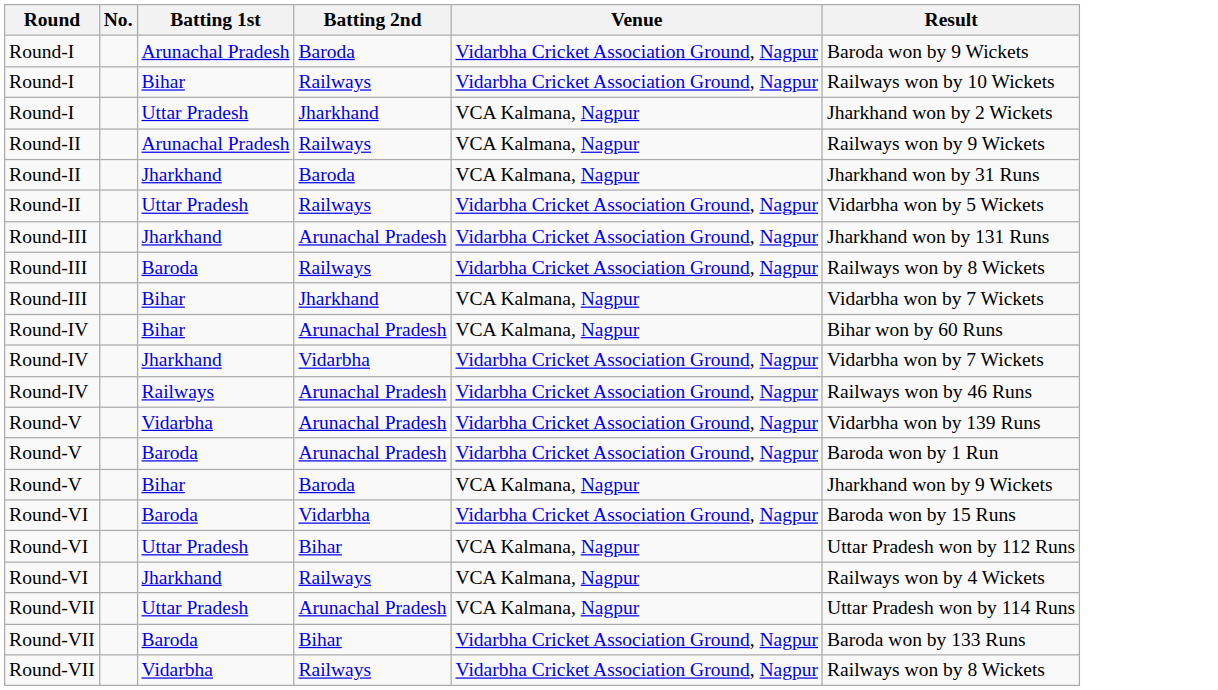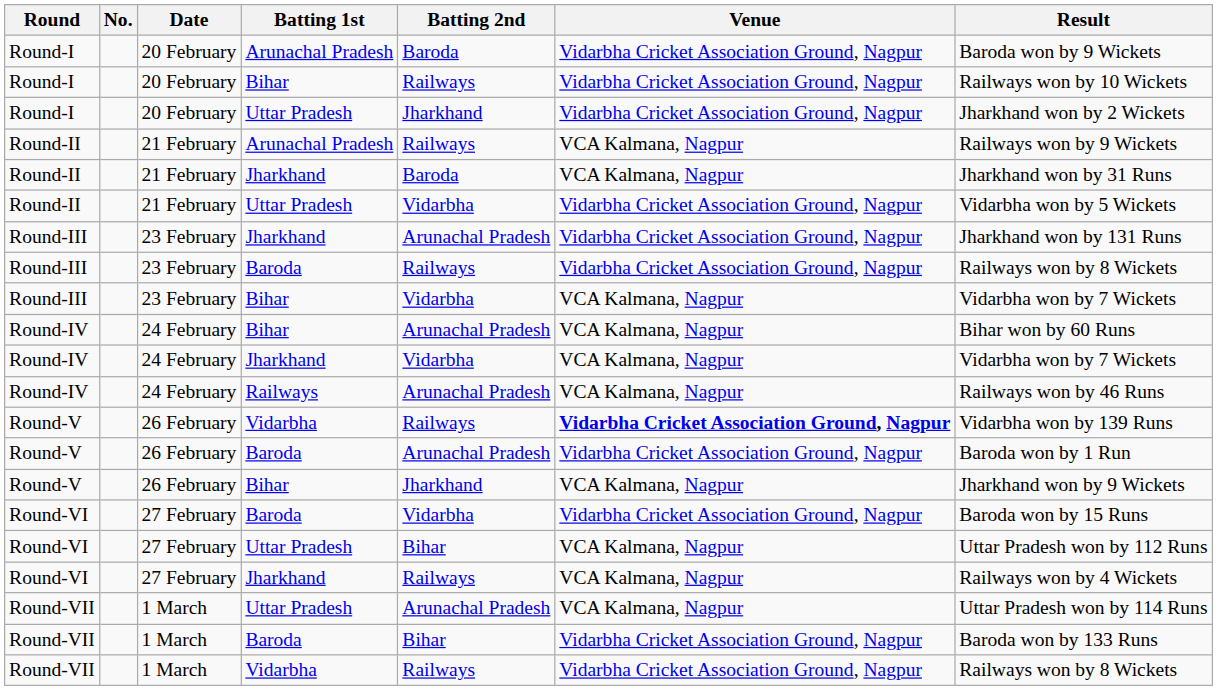+ column: (189, 19)
(547, 112) VCA Kalmana, Nagpur -> (741, 112) Vidarbha Cricket Association Ground, Nagpur
(335, 205) Railways -> (438, 205) Vidarbha
(339, 298) Jharkhand -> (438, 298) Vidarbha
(637, 360) Vidarbha Cricket Association Ground, Nagpur -> (651, 360) VCA Kalmana, Nagpur
(637, 391) Vidarbha Cricket Association Ground, Nagpur -> (651, 391) VCA Kalmana, Nagpur
(372, 422) Arunachal Pradesh -> (439, 422) Railways
(637, 422) normal -> (755, 422) bold
(327, 484) Baroda -> (442, 484) Jharkhand
